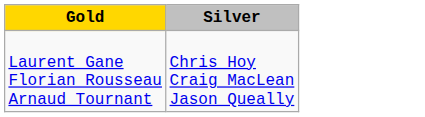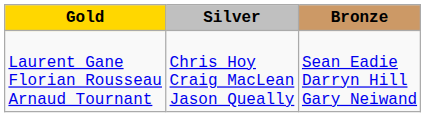+ column: (360, 18)
